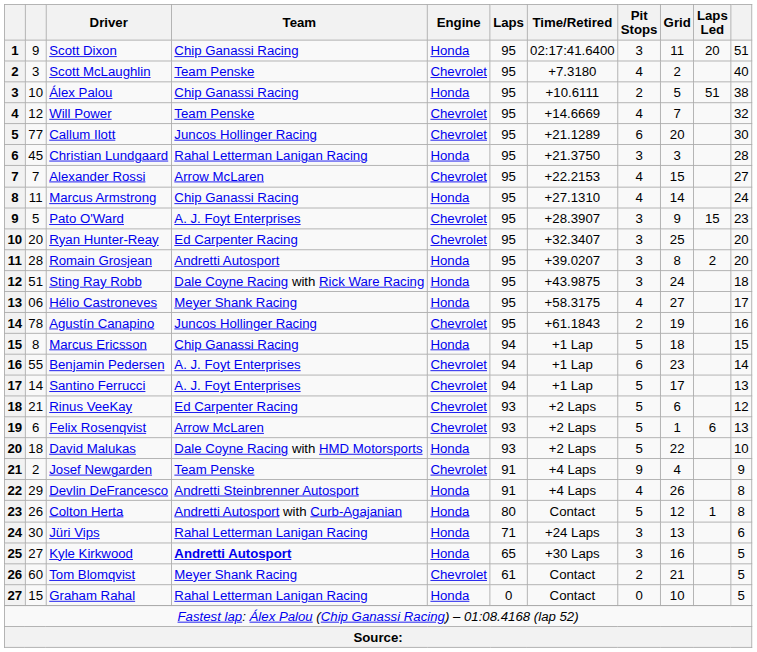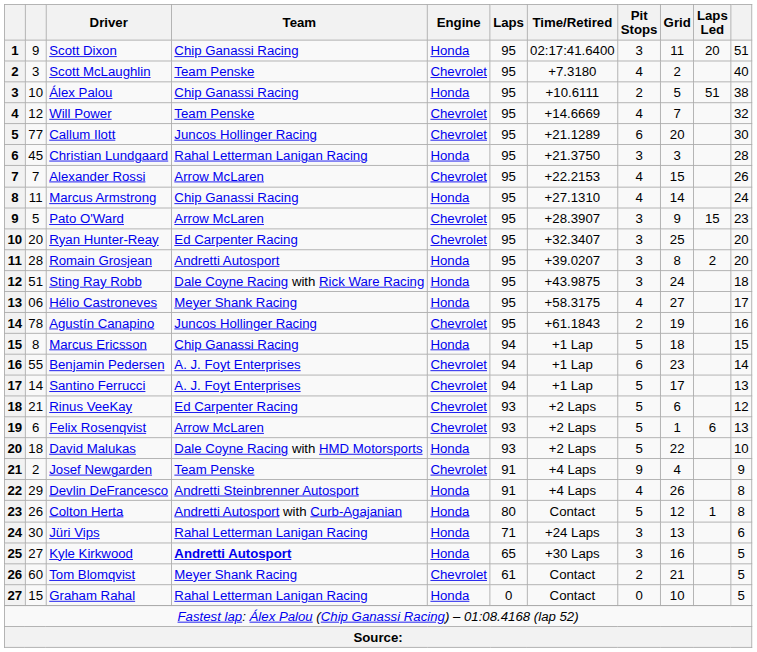(741, 176) 27 -> (741, 176) 26
(238, 218) A. J. Foyt Enterprises -> (219, 218) Arrow McLaren
